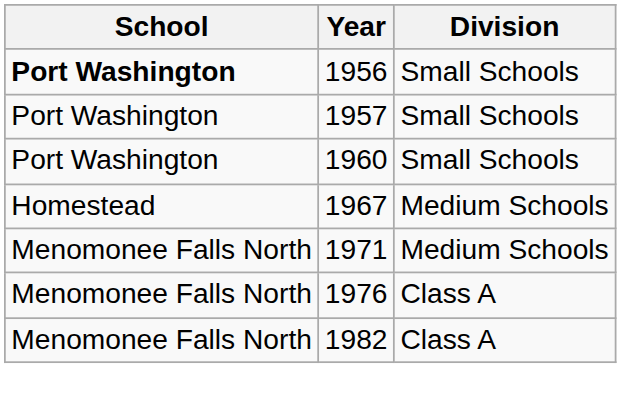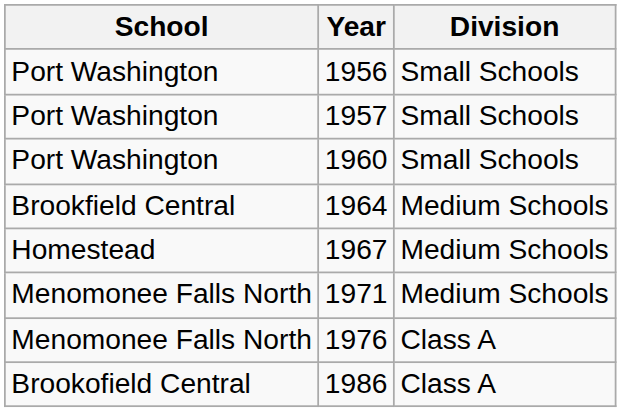(123, 71) bold -> (115, 71) normal
+ row: (356, 205)
- row: (356, 339)
+ row: (356, 384)
